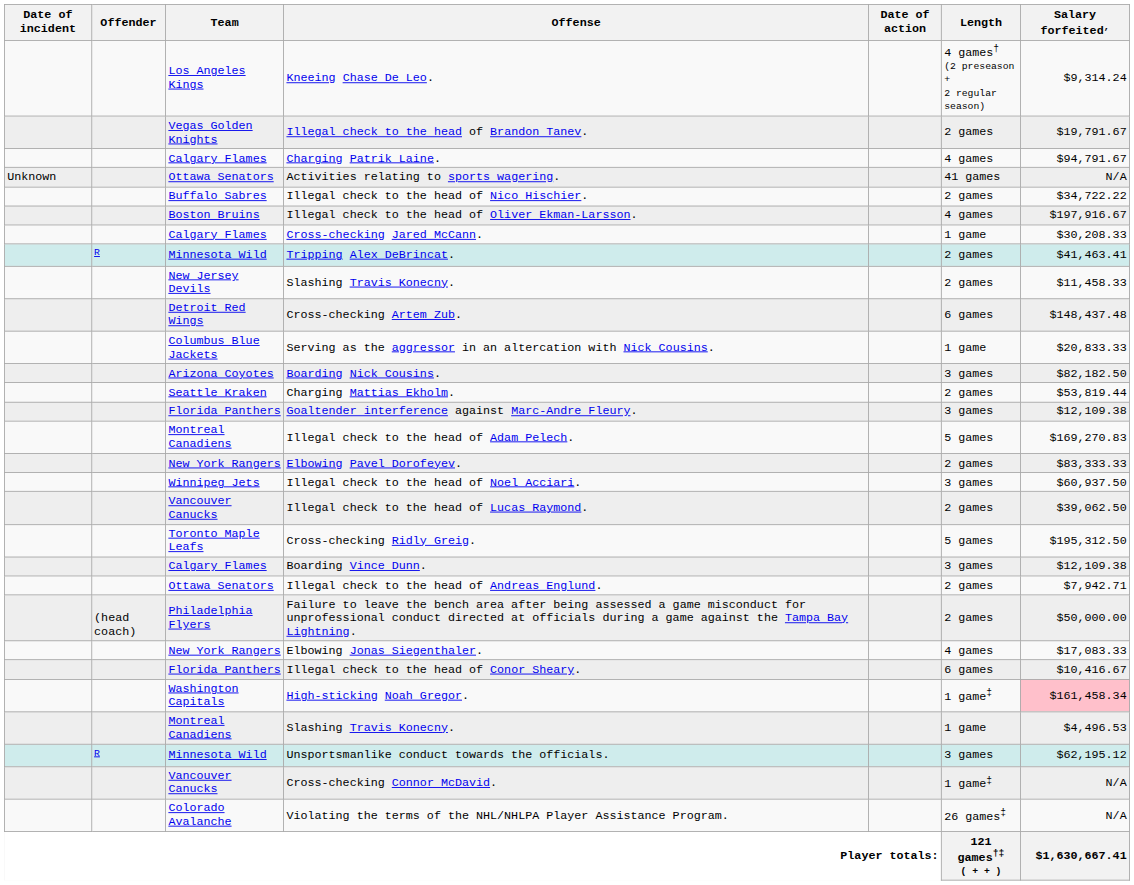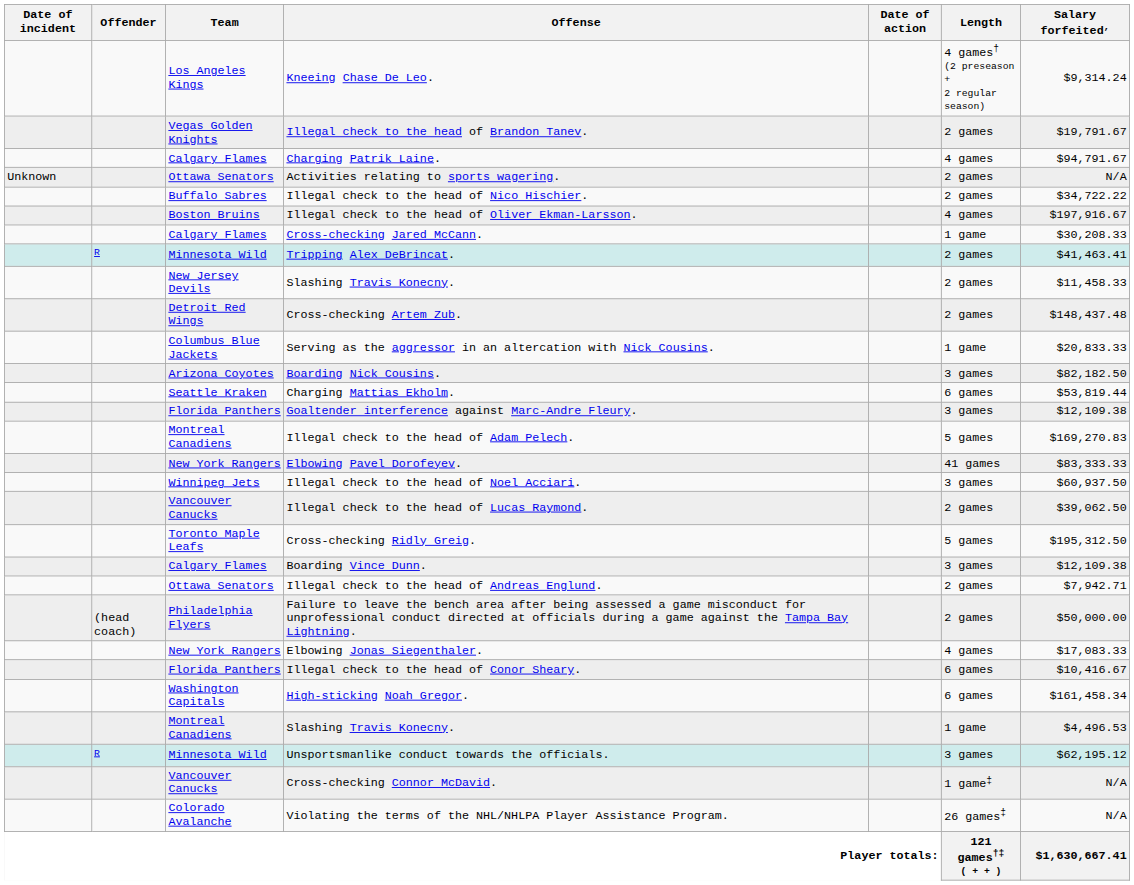(972, 177) 41 games -> (969, 177) 2 games
(969, 315) 6 games -> (969, 315) 2 games
(969, 392) 2 games -> (969, 392) 6 games
(969, 463) 2 games -> (972, 463) 41 games
(968, 695) 1 game‡ -> (969, 695) 6 games
(1088, 695) pink background -> (1088, 695) no background
